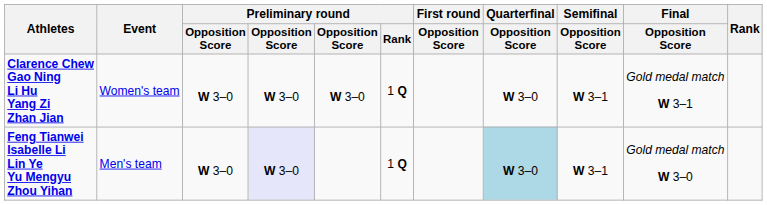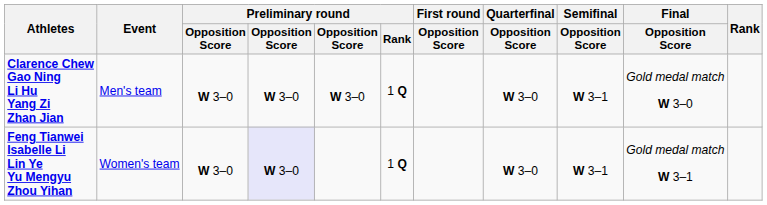(140, 91) Women's team -> (131, 91) Men's team
(675, 91) Gold medal match W 3–1 -> (675, 91) Gold medal match W 3–0
(131, 164) Men's team -> (140, 164) Women's team
(520, 171) lightblue background -> (520, 171) no background
(675, 164) Gold medal match W 3–0 -> (675, 164) Gold medal match W 3–1
